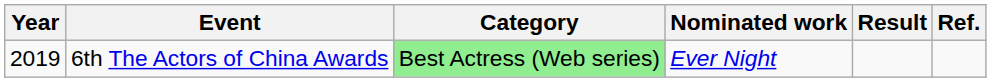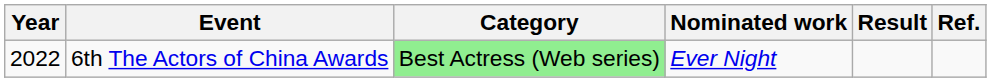(35, 58) 2019 -> (35, 58) 2022
